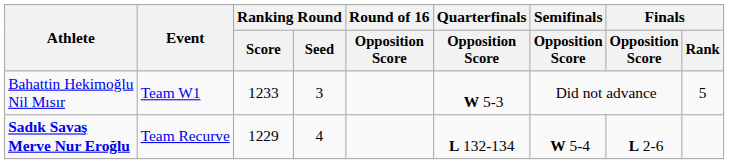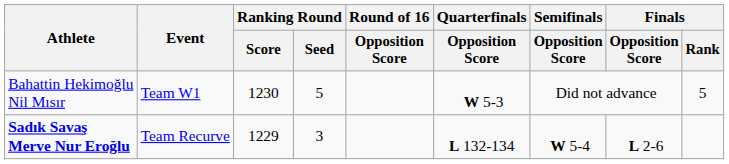(263, 93) 1233 -> (263, 93) 1230
(319, 93) 3 -> (319, 93) 5
(319, 136) 4 -> (319, 136) 3
